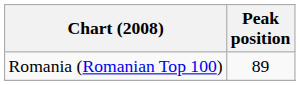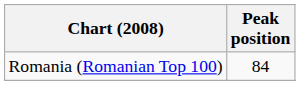(261, 66) 89 -> (261, 66) 84
